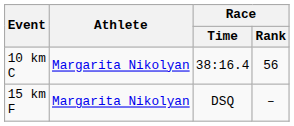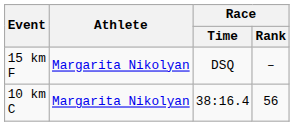rows swapped: (27, 65) <-> (27, 102)
